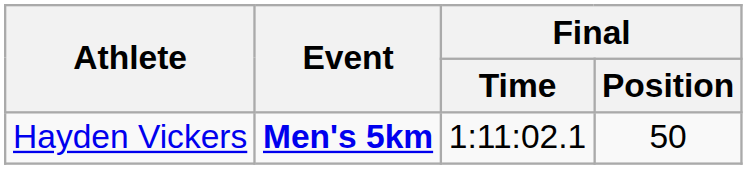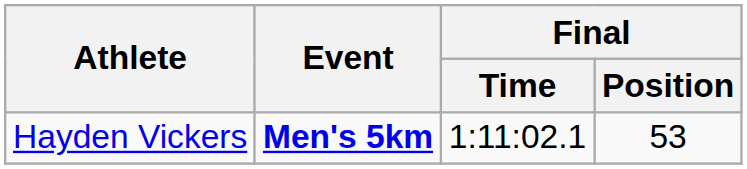(668, 138) 50 -> (668, 138) 53
